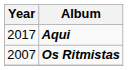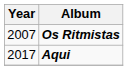rows swapped: (81, 55) <-> (56, 34)
